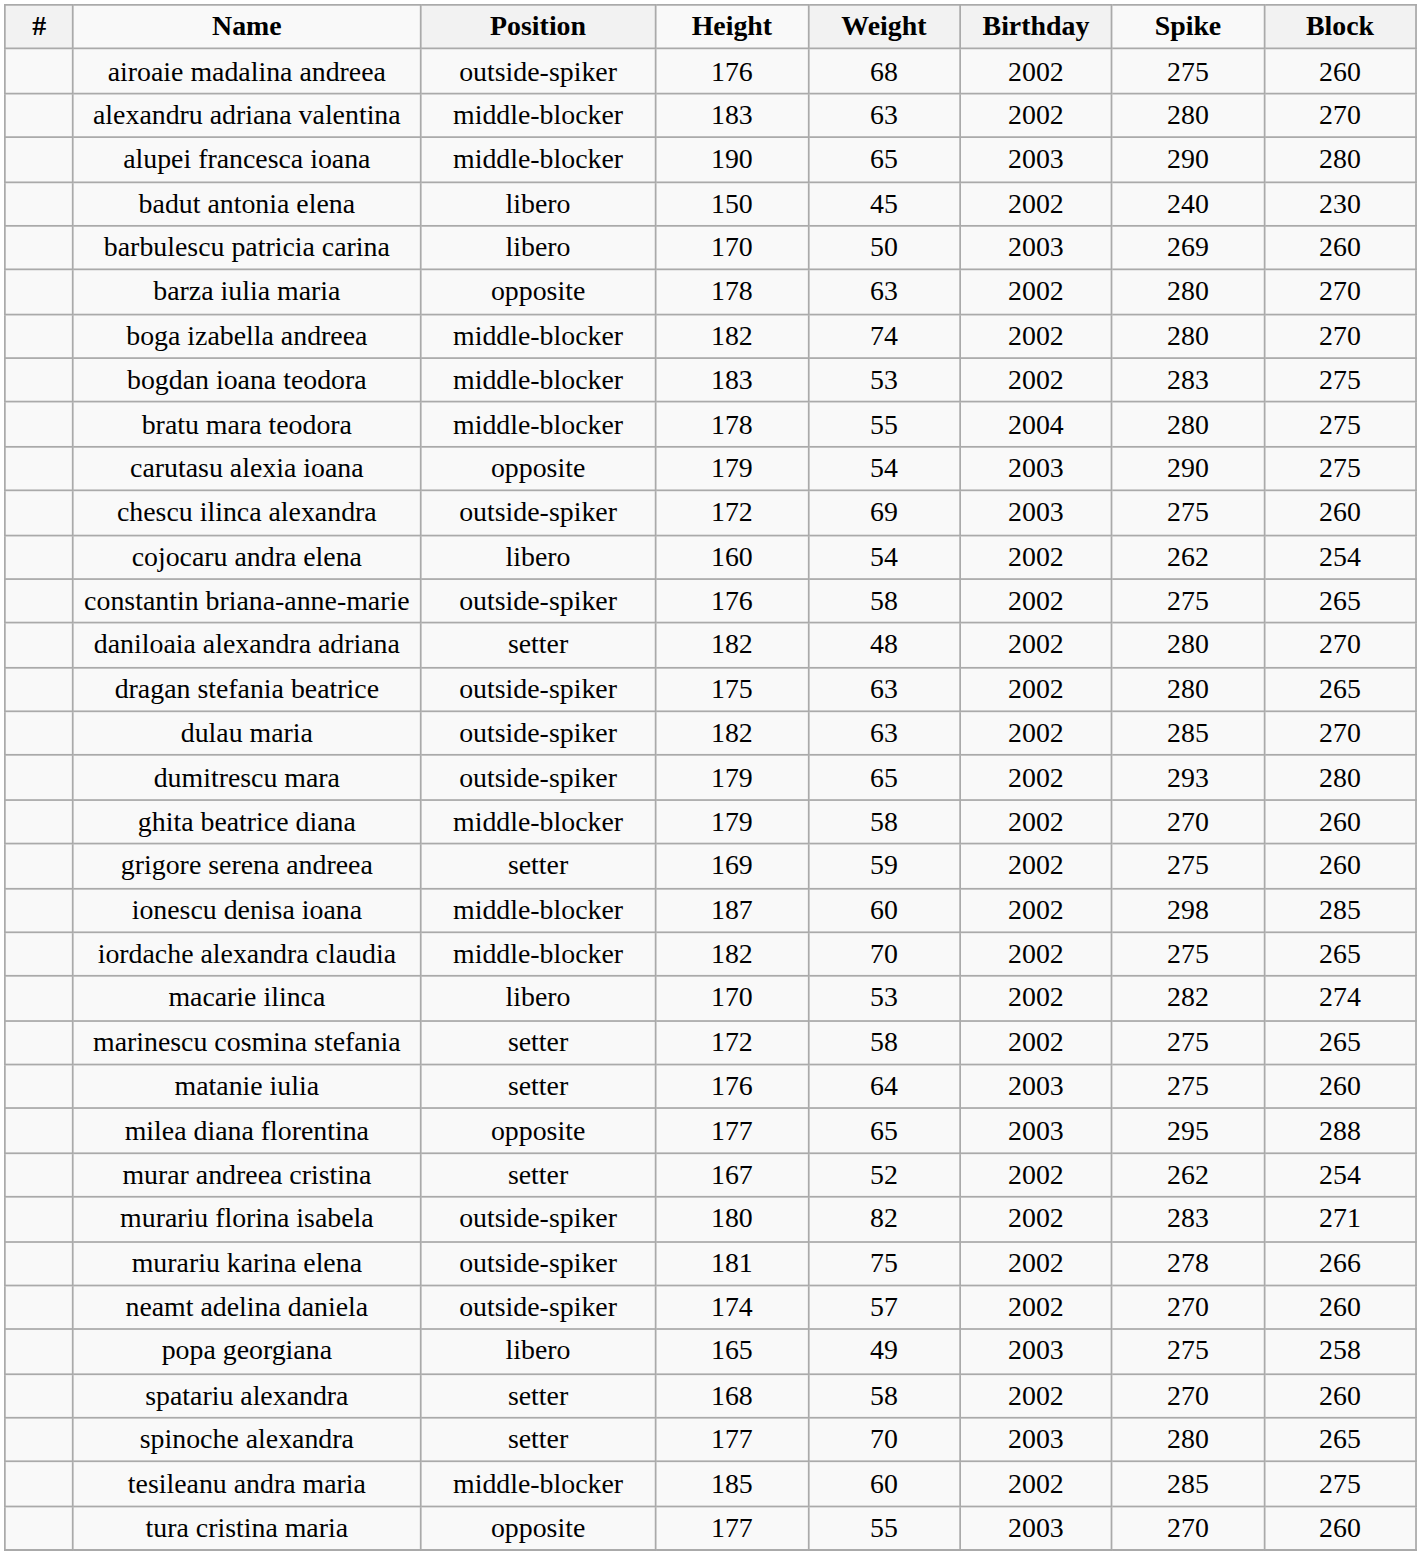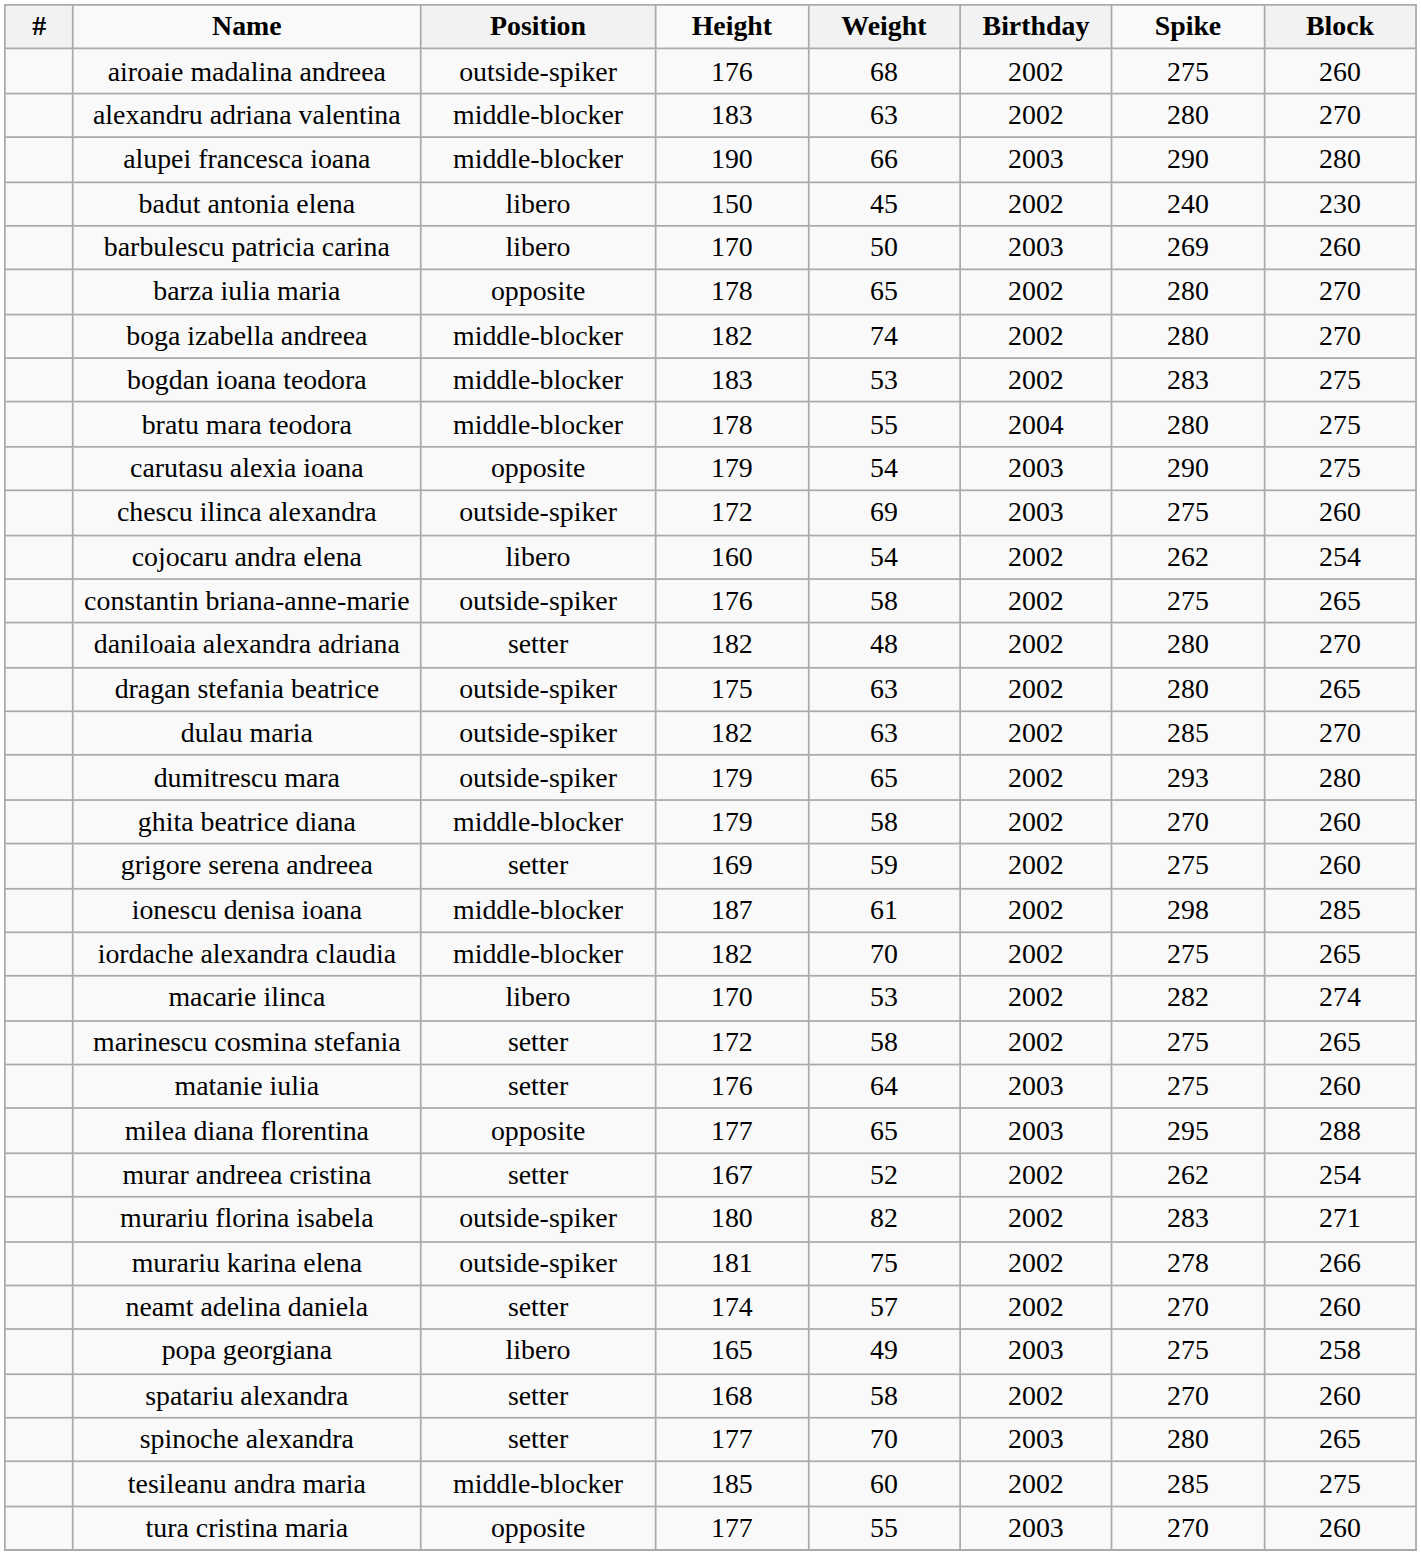(884, 159) 65 -> (884, 159) 66
(884, 291) 63 -> (884, 291) 65
(884, 909) 60 -> (884, 909) 61
(538, 1306) outside-spiker -> (538, 1306) setter
